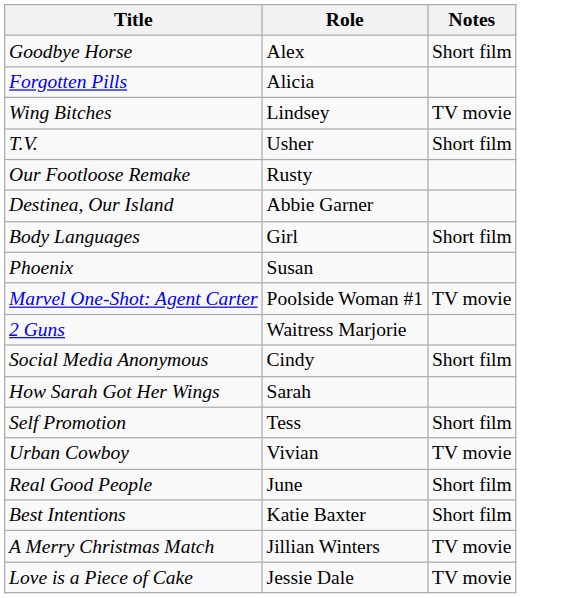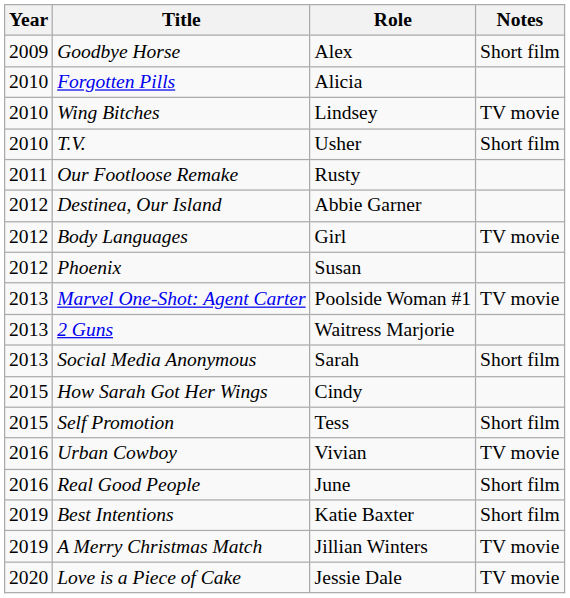+ column: (29, 19)
(472, 236) Short film -> (520, 236) TV movie
(290, 360) Cindy -> (337, 360) Sarah
(289, 391) Sarah -> (338, 391) Cindy
